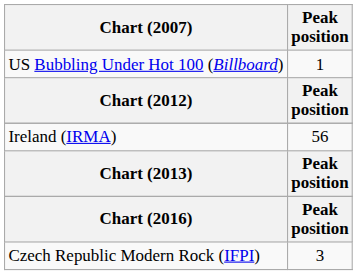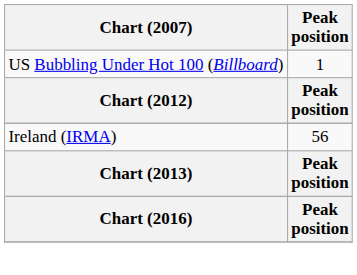- row: (134, 255)
